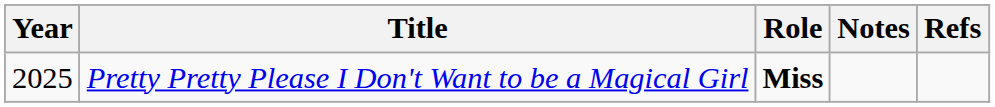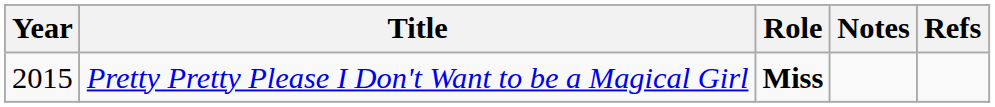(42, 76) 2025 -> (42, 76) 2015
